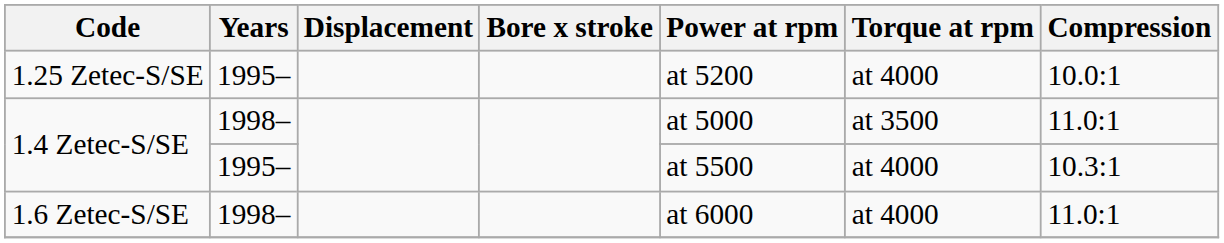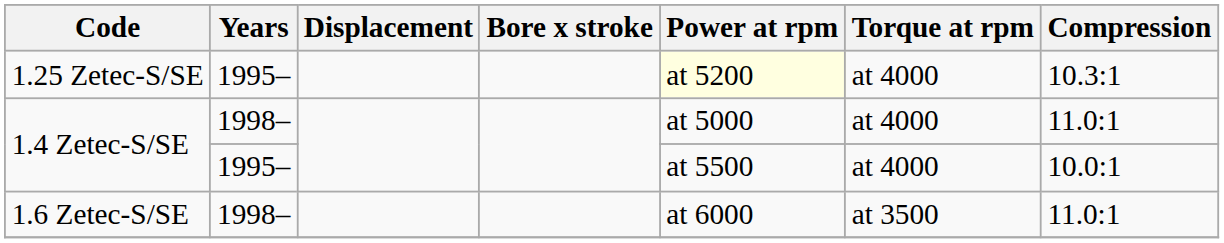(710, 74) no background -> (710, 74) lightyellow background
(1084, 74) 10.0:1 -> (1084, 74) 10.3:1
(895, 120) at 3500 -> (895, 120) at 4000
(1084, 167) 10.3:1 -> (1084, 167) 10.0:1
(895, 213) at 4000 -> (895, 213) at 3500
